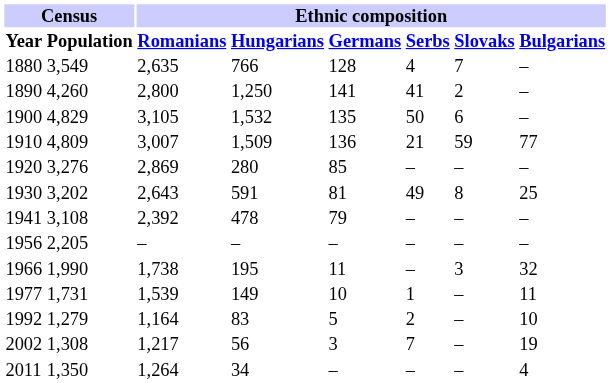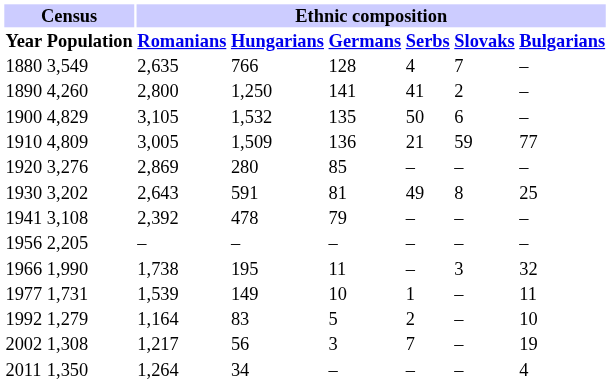(158, 142) 3,007 -> (158, 142) 3,005
